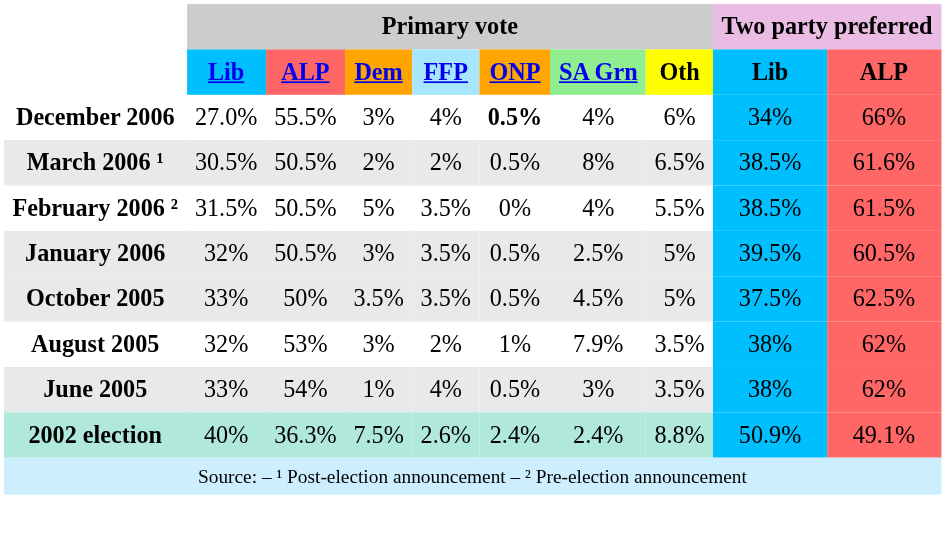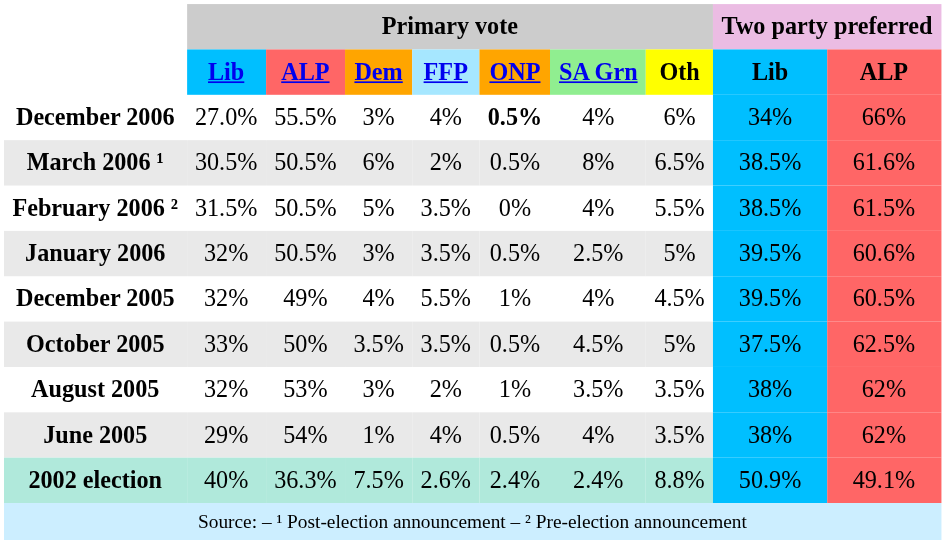(379, 162) 2% -> (379, 162) 6%
(884, 252) 60.5% -> (884, 252) 60.6%
+ row: (95, 298)
(598, 343) 7.9% -> (598, 388) 3.5%
(226, 388) 33% -> (226, 434) 29%
(598, 388) 3% -> (598, 434) 4%
